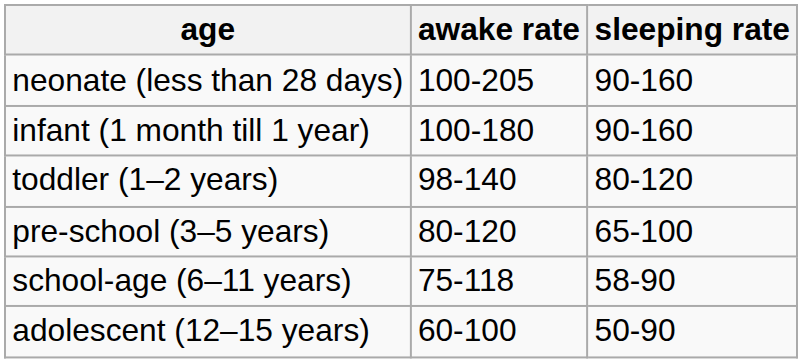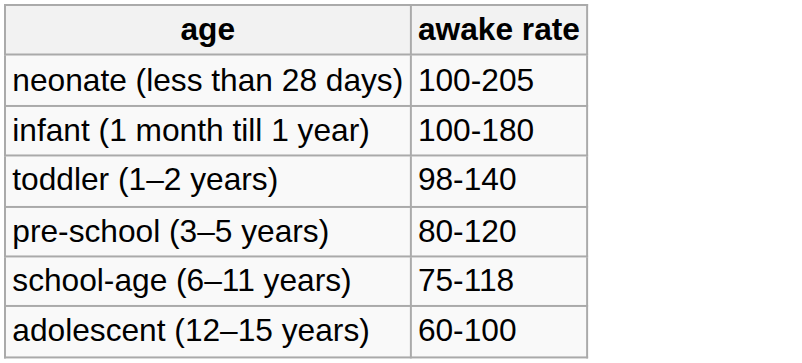- column: (692, 29)
